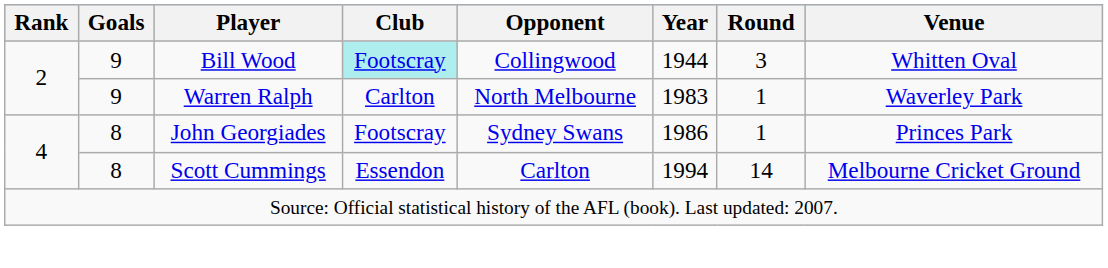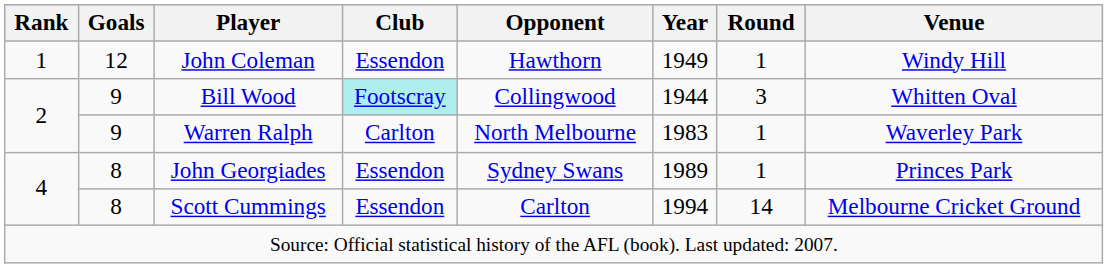+ row: (248, 59)
(400, 133) Footscray -> (400, 170) Essendon
(685, 133) 1986 -> (685, 170) 1989
